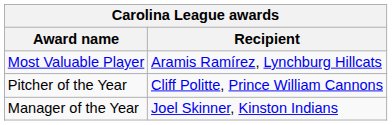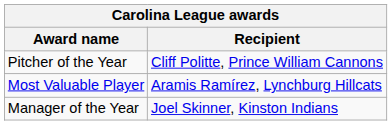rows swapped: (76, 62) <-> (67, 85)
